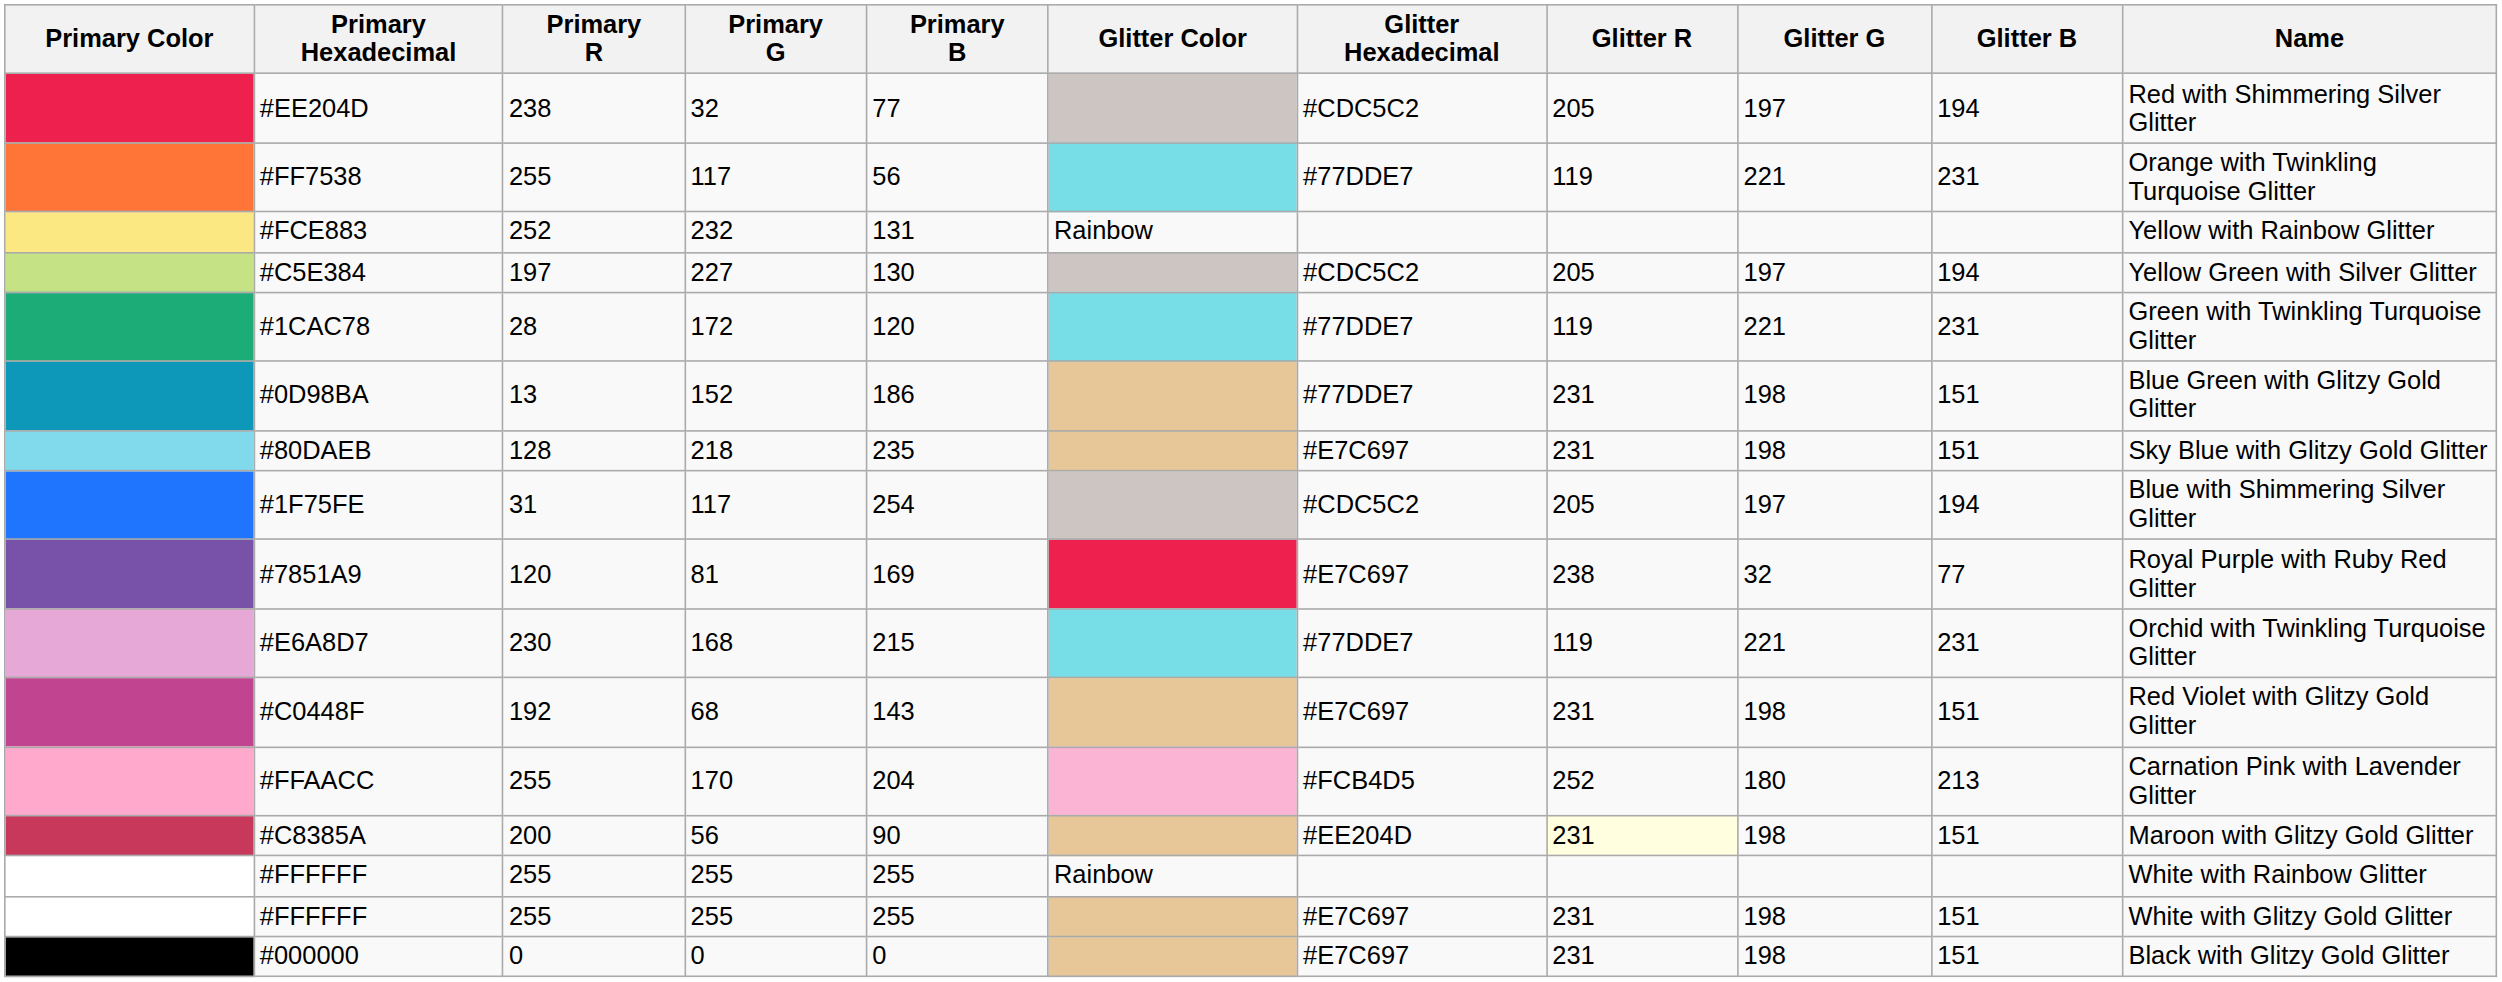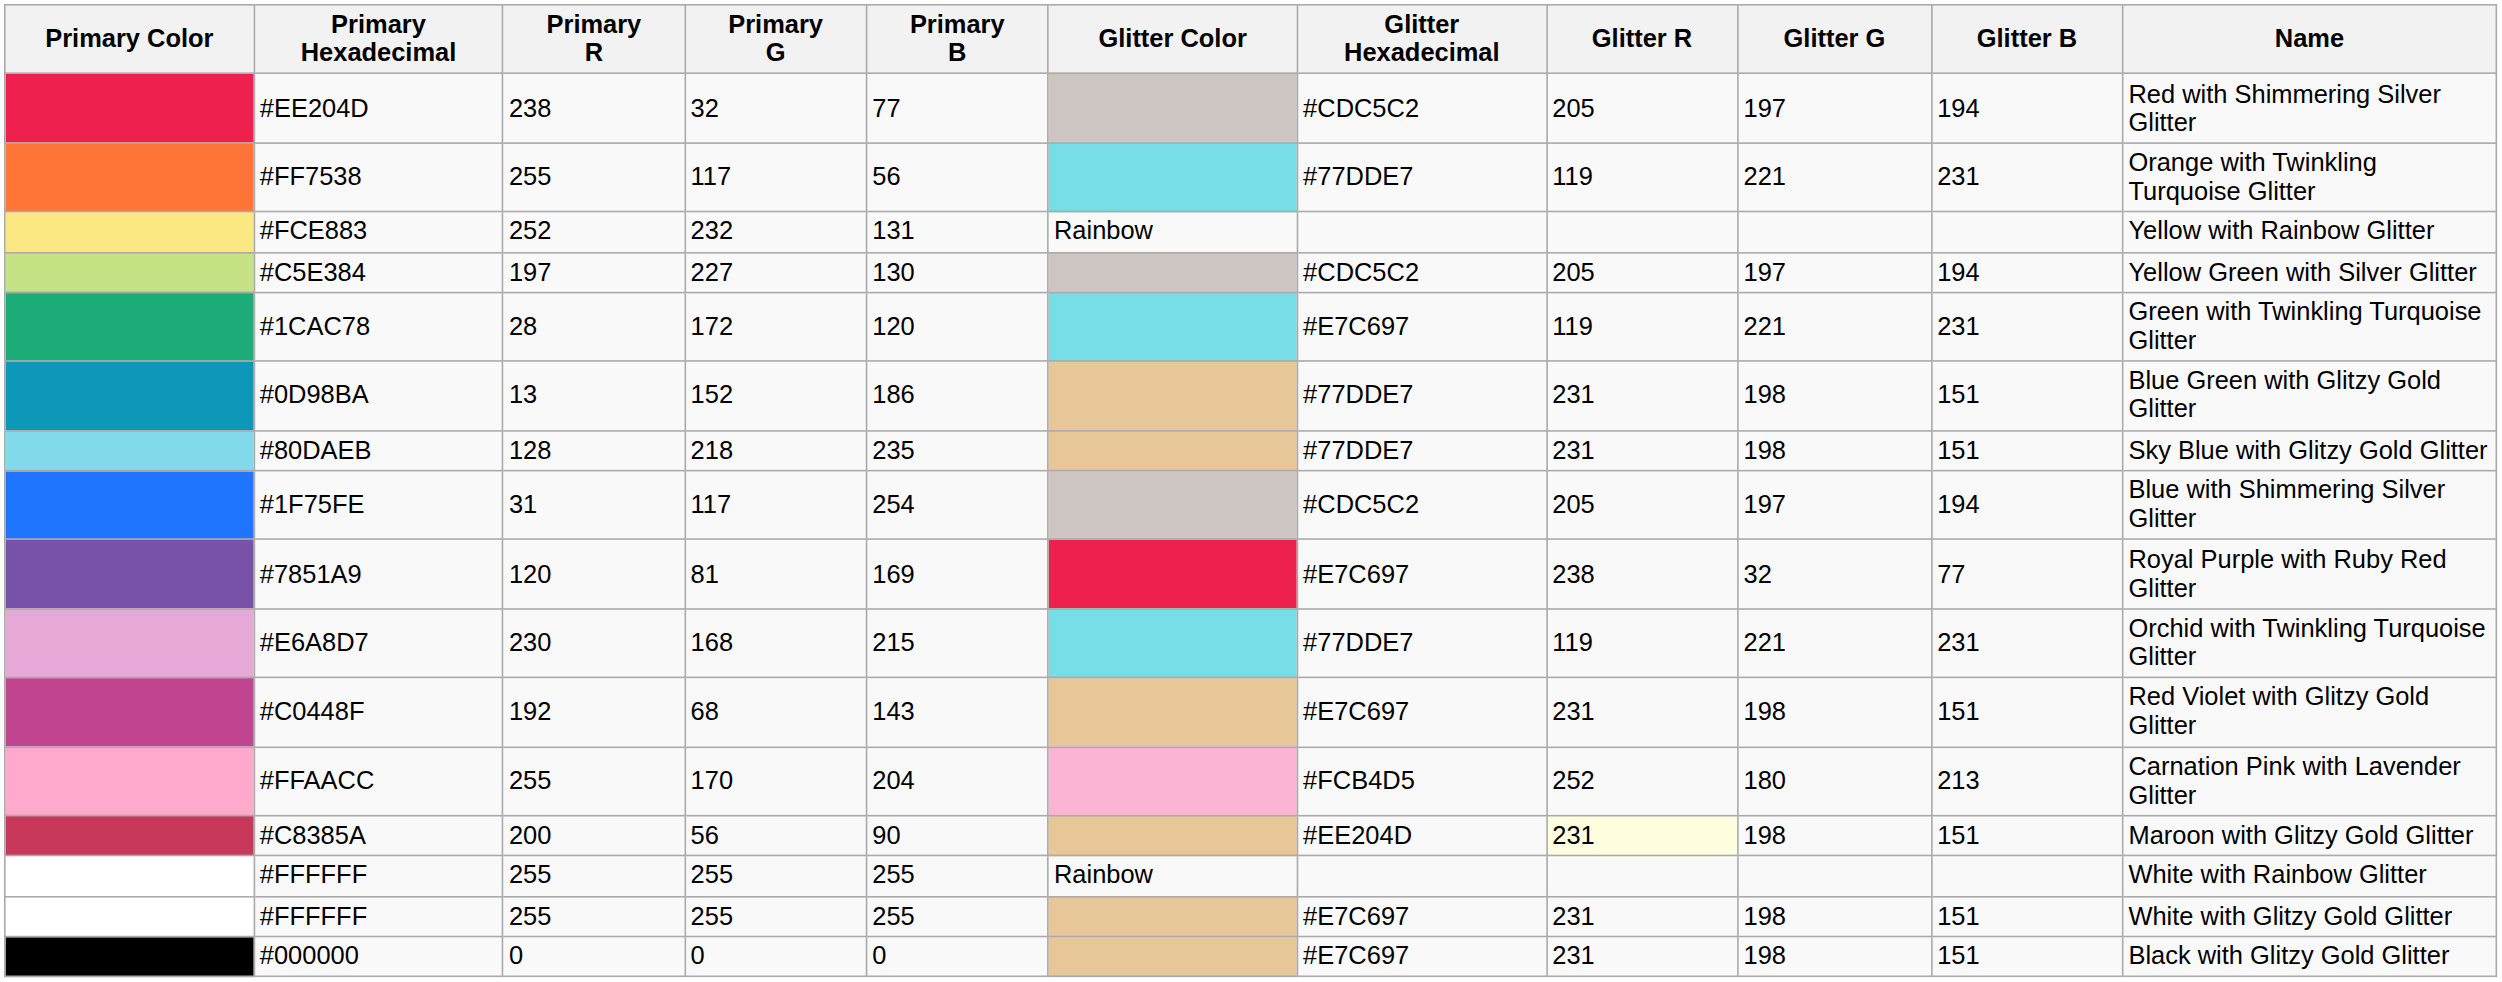(1358, 326) #77DDE7 -> (1356, 326) #E7C697
(1356, 450) #E7C697 -> (1358, 450) #77DDE7
